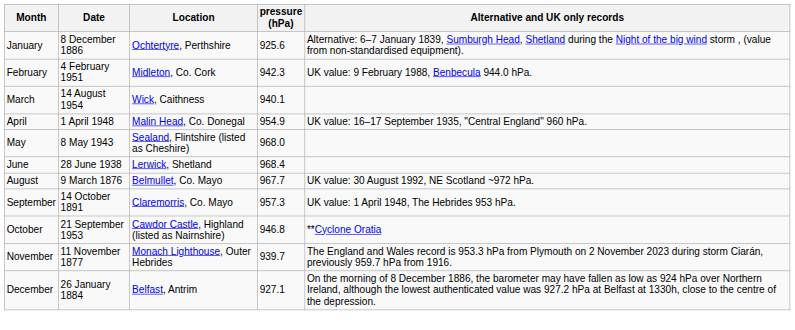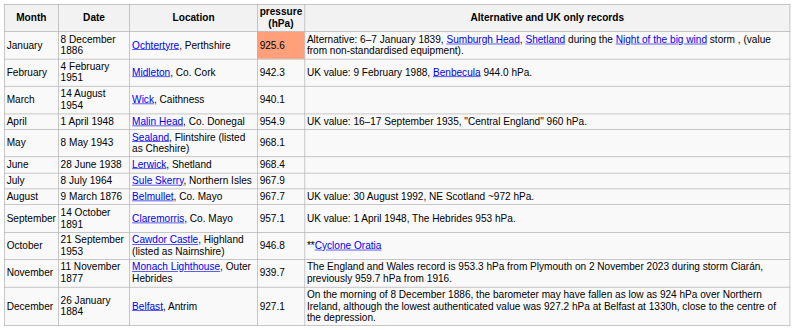(272, 45) no background -> (272, 45) lightsalmon background
(272, 143) 968.0 -> (272, 143) 968.1
+ row: (16, 181)
(272, 202) 957.3 -> (272, 218) 957.1
